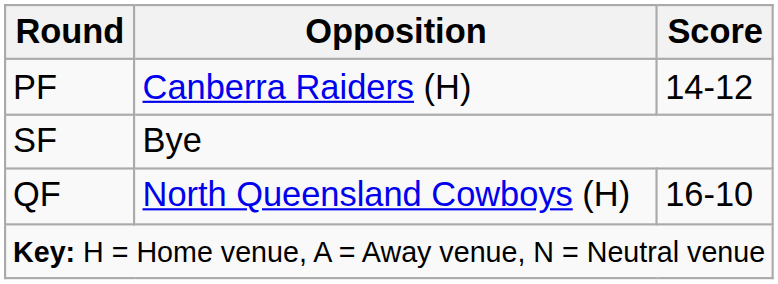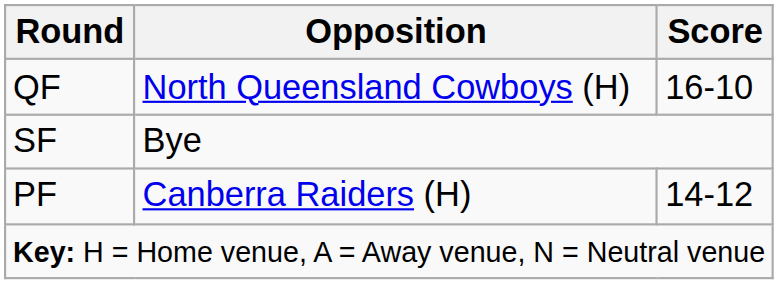rows swapped: (37, 195) <-> (35, 86)
